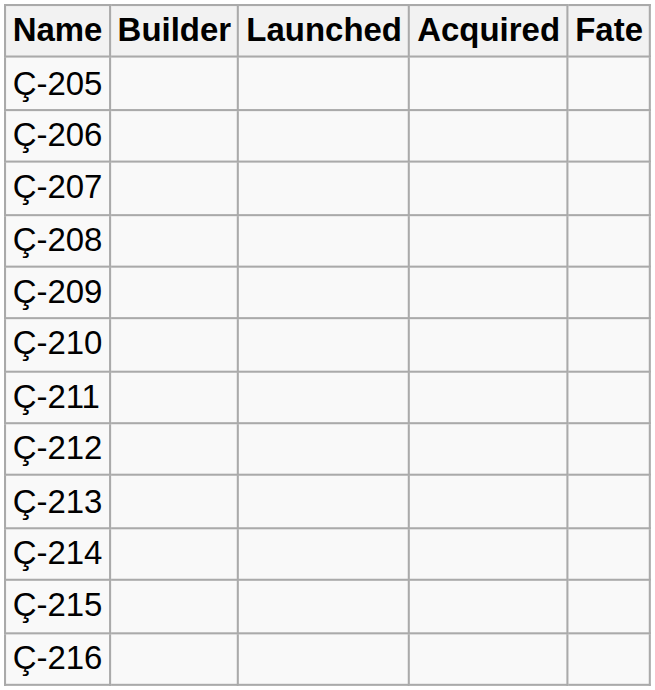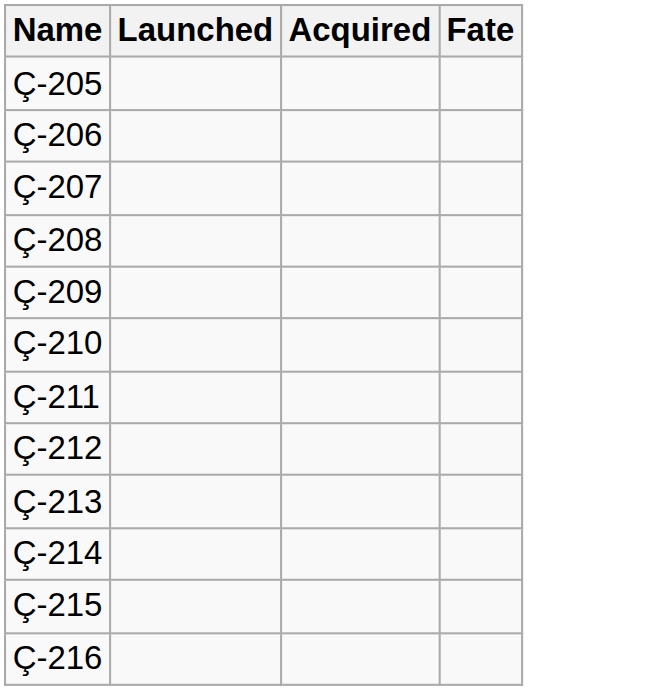- column: (174, 30)
